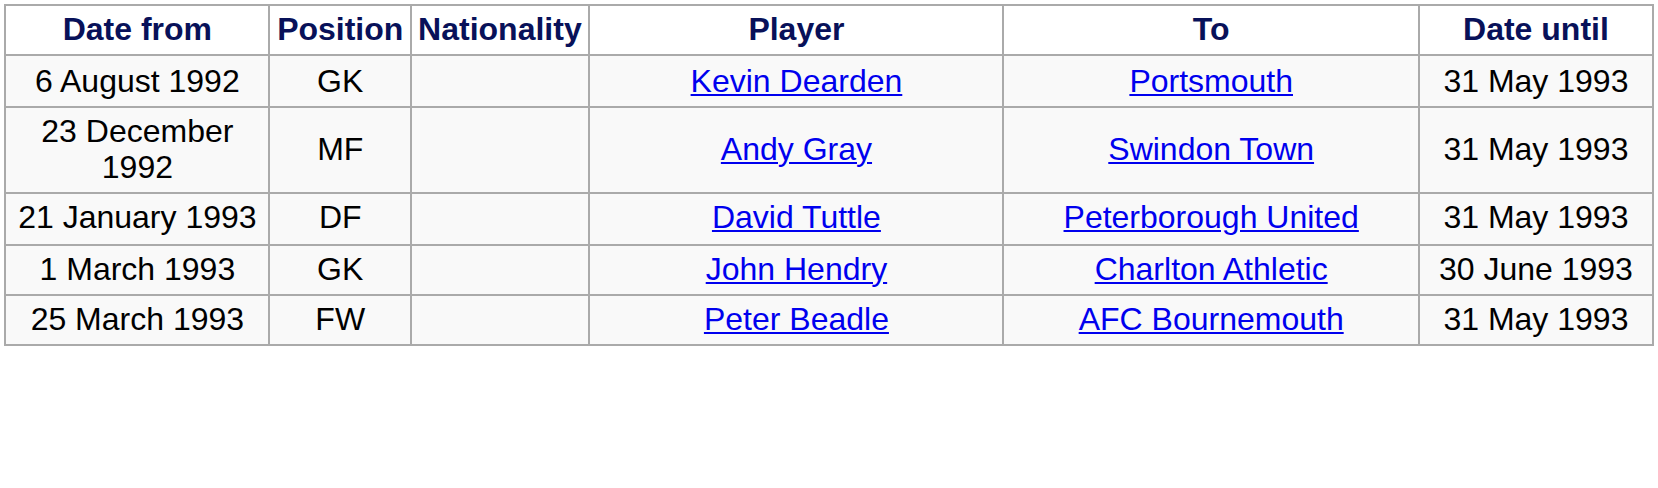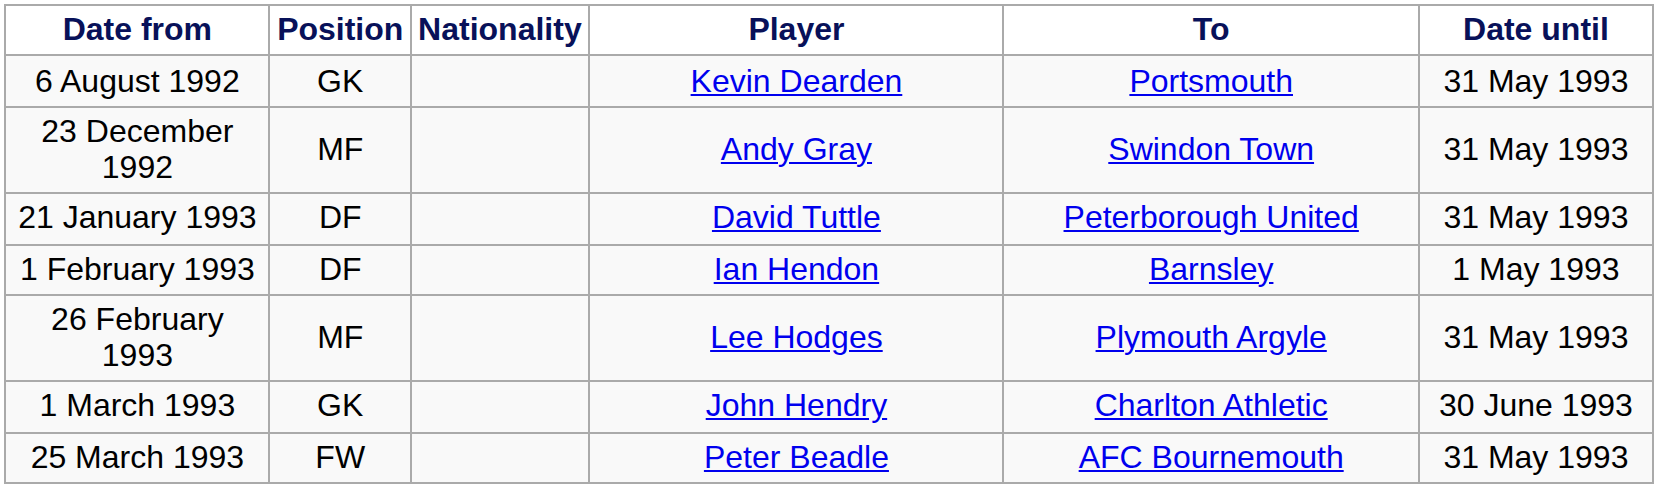+ row: (137, 268)
+ row: (137, 337)
